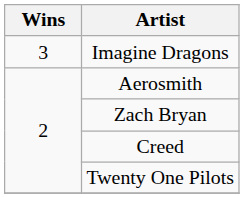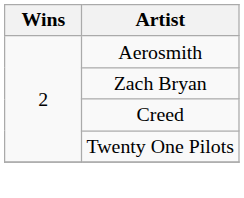- row: (160, 51)
